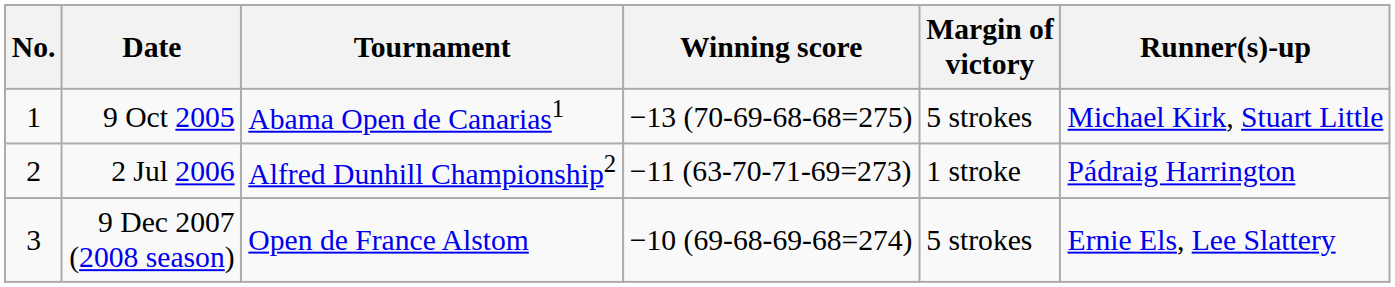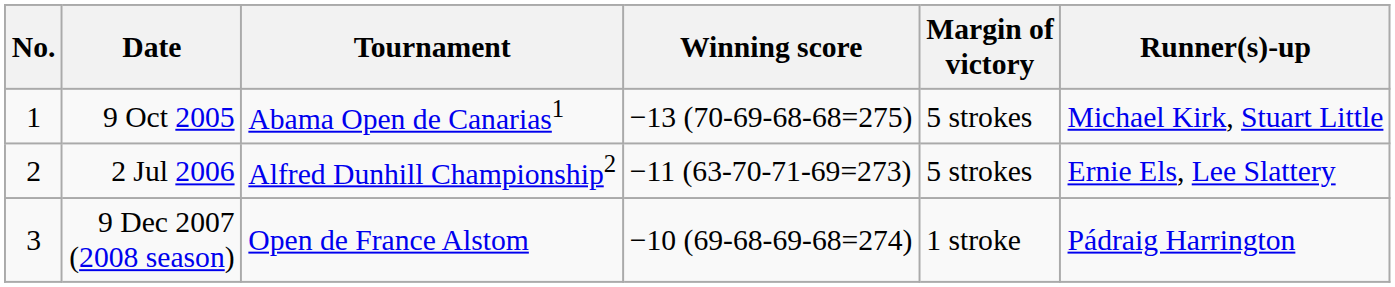(974, 170) 1 stroke -> (979, 170) 5 strokes
(1181, 170) Pádraig Harrington -> (1202, 170) Ernie Els, Lee Slattery
(979, 240) 5 strokes -> (974, 240) 1 stroke
(1202, 240) Ernie Els, Lee Slattery -> (1181, 240) Pádraig Harrington
